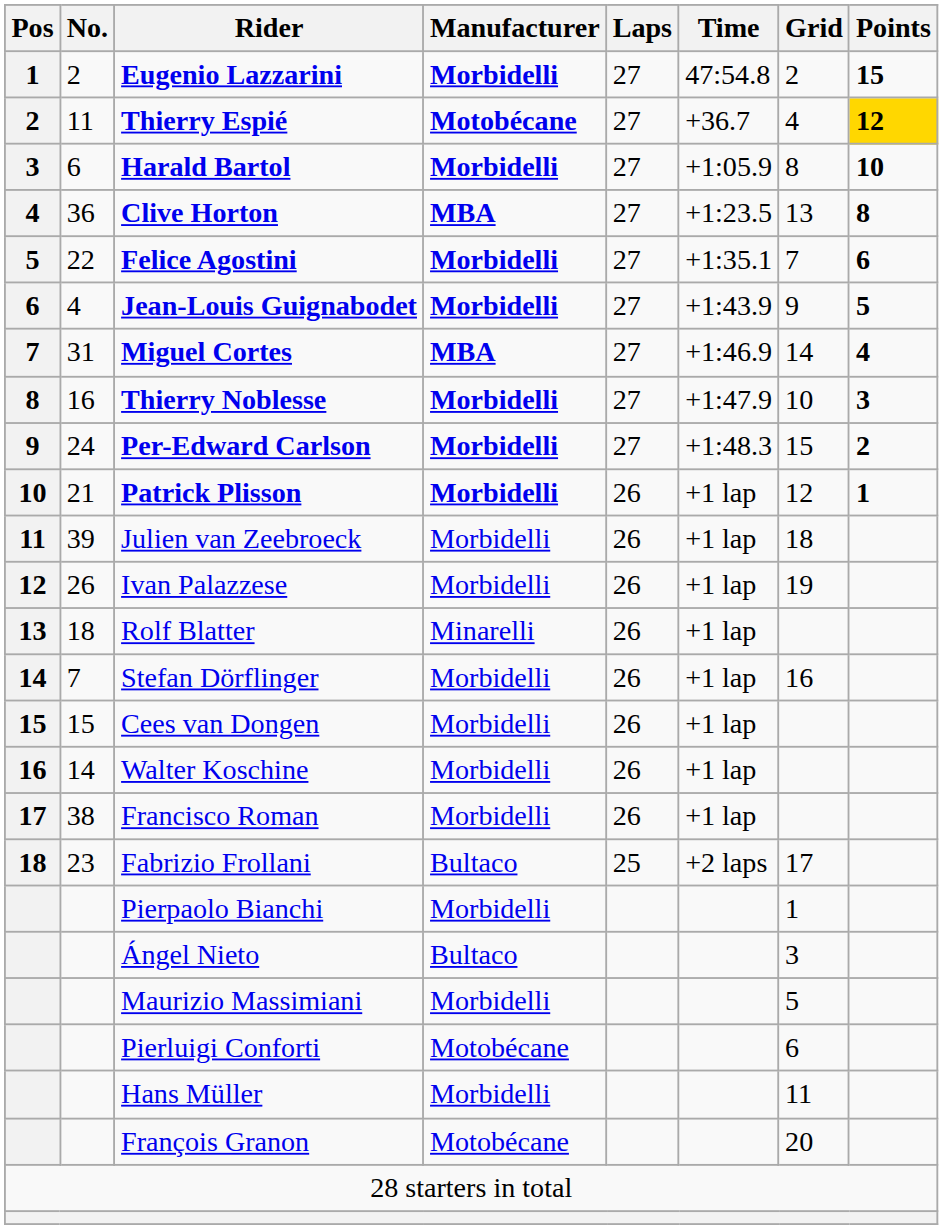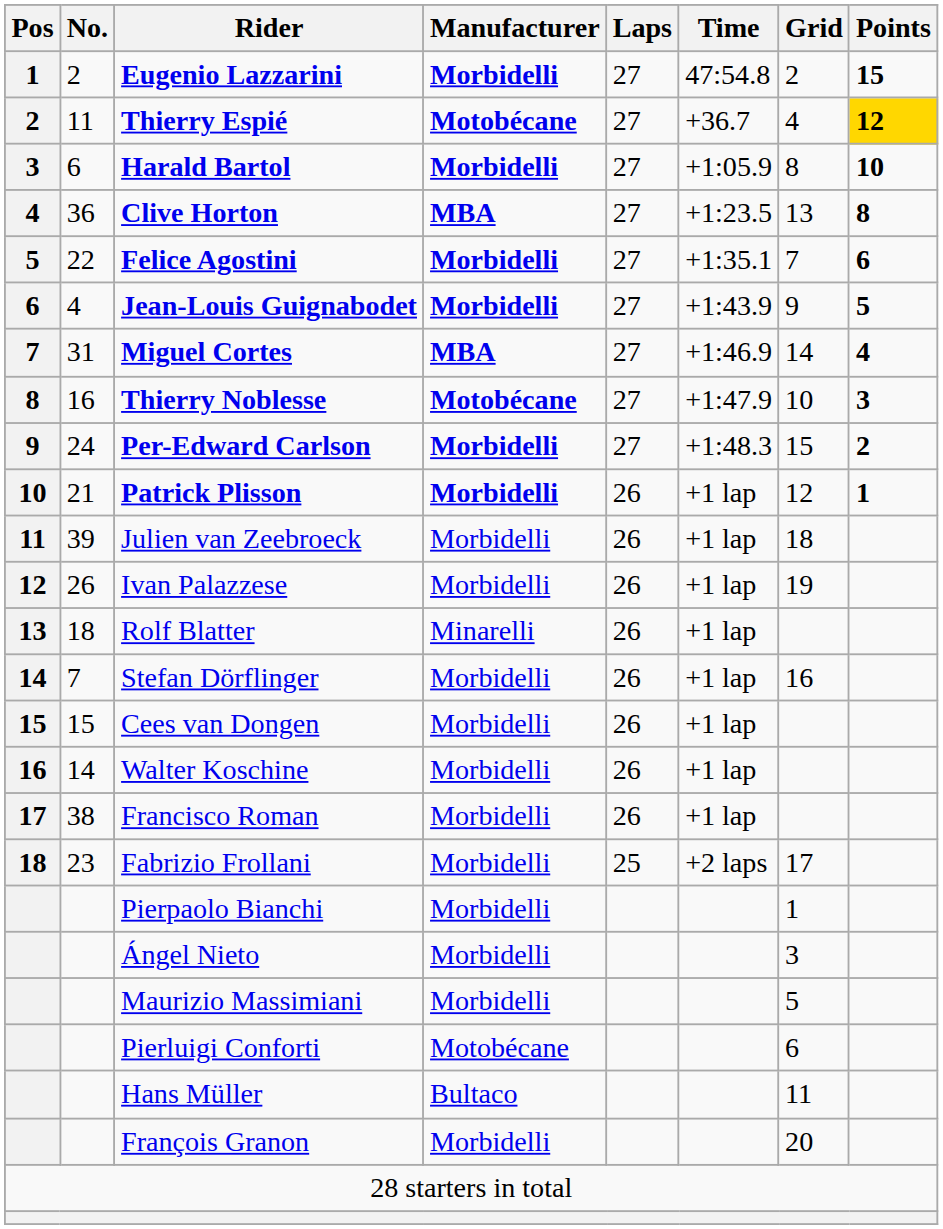(494, 398) Morbidelli -> (503, 398) Motobécane
(474, 862) Bultaco -> (490, 862) Morbidelli
(474, 955) Bultaco -> (490, 955) Morbidelli
(490, 1094) Morbidelli -> (474, 1094) Bultaco
(499, 1140) Motobécane -> (490, 1140) Morbidelli
